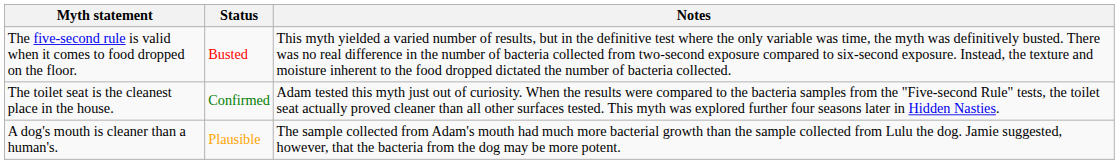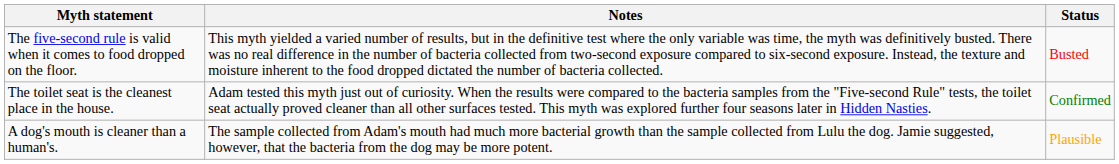columns swapped: (239, 15) <-> (694, 15)
